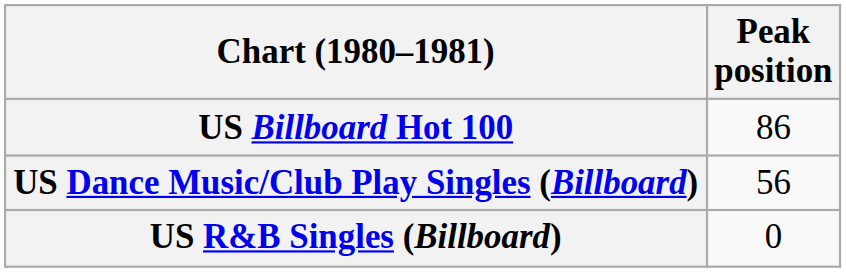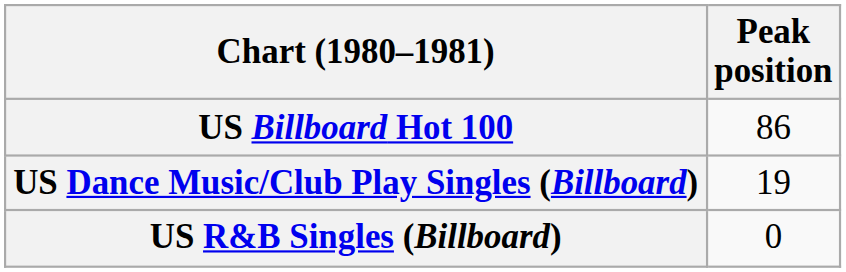(773, 182) 56 -> (773, 182) 19
